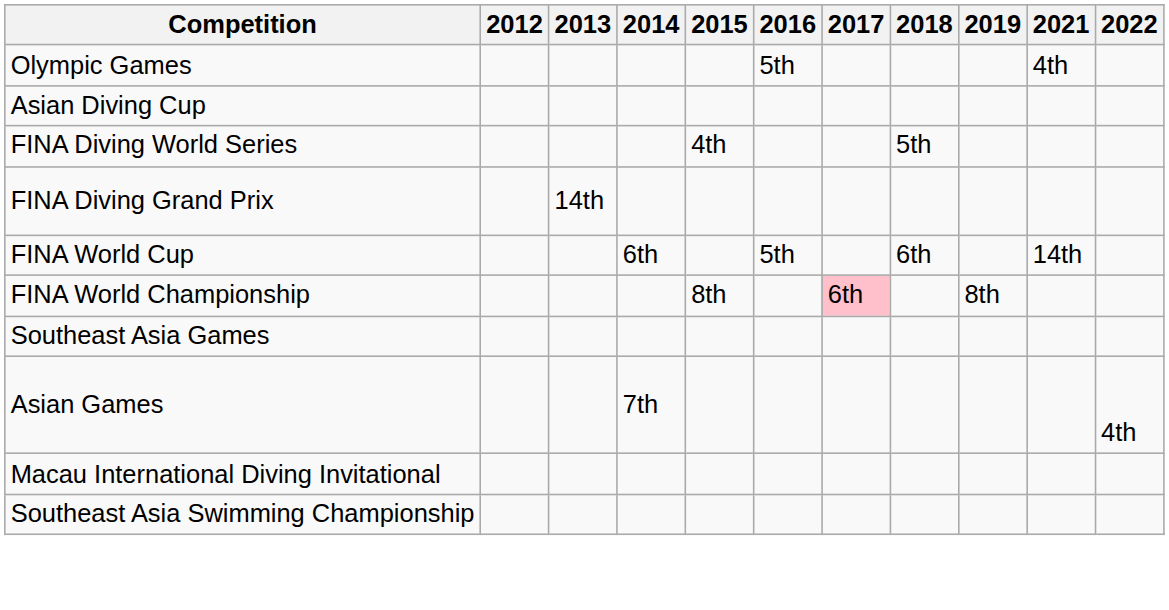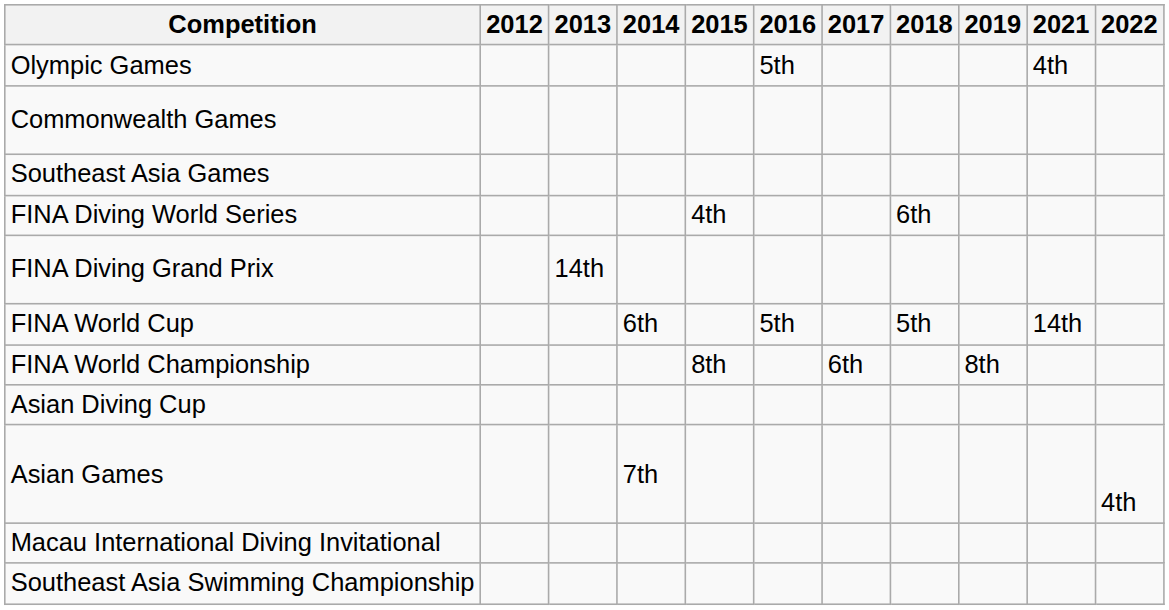+ row: (144, 119)
rows swapped: (140, 335) <-> (108, 105)
(914, 145) 5th -> (914, 214) 6th
(914, 255) 6th -> (914, 323) 5th
(845, 295) pink background -> (845, 364) no background
